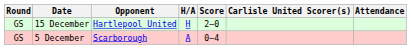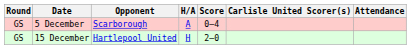rows swapped: (59, 38) <-> (62, 24)
